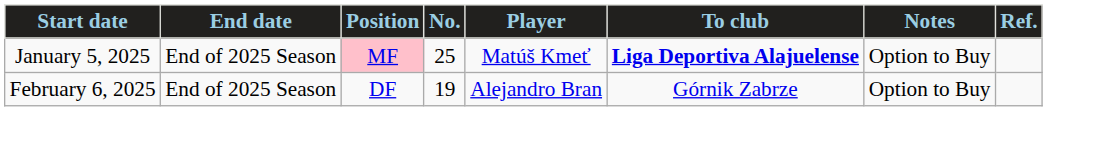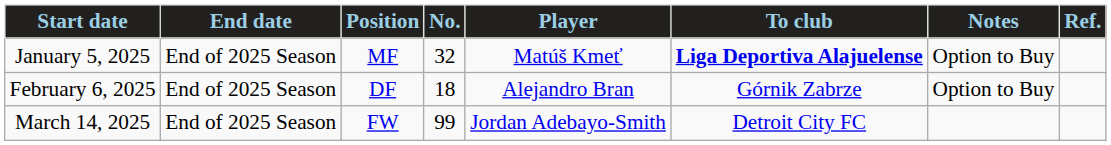(383, 55) pink background -> (383, 55) no background
(445, 55) 25 -> (445, 55) 32
(445, 88) 19 -> (445, 88) 18
+ row: (83, 122)
